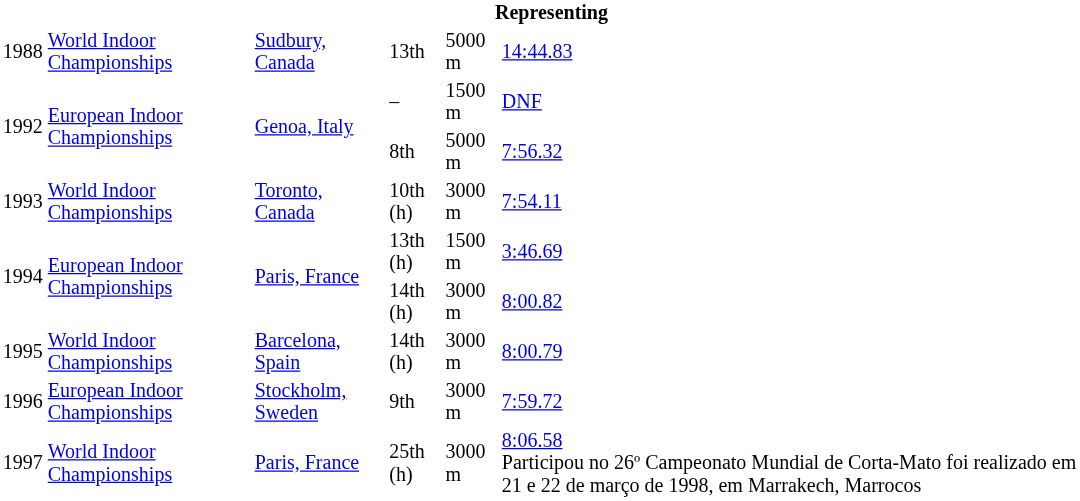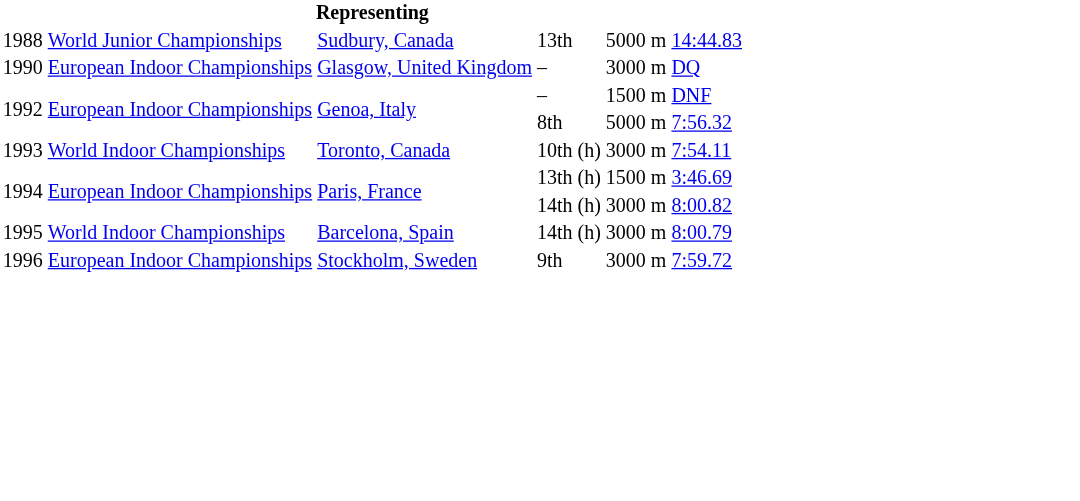(110, 51) World Indoor Championships -> (165, 40) World Junior Championships
+ row: (23, 67)
- row: (23, 462)
